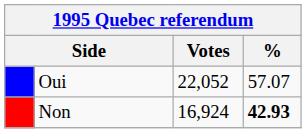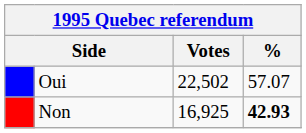(203, 81) 22,052 -> (203, 81) 22,502
(203, 112) 16,924 -> (203, 112) 16,925
